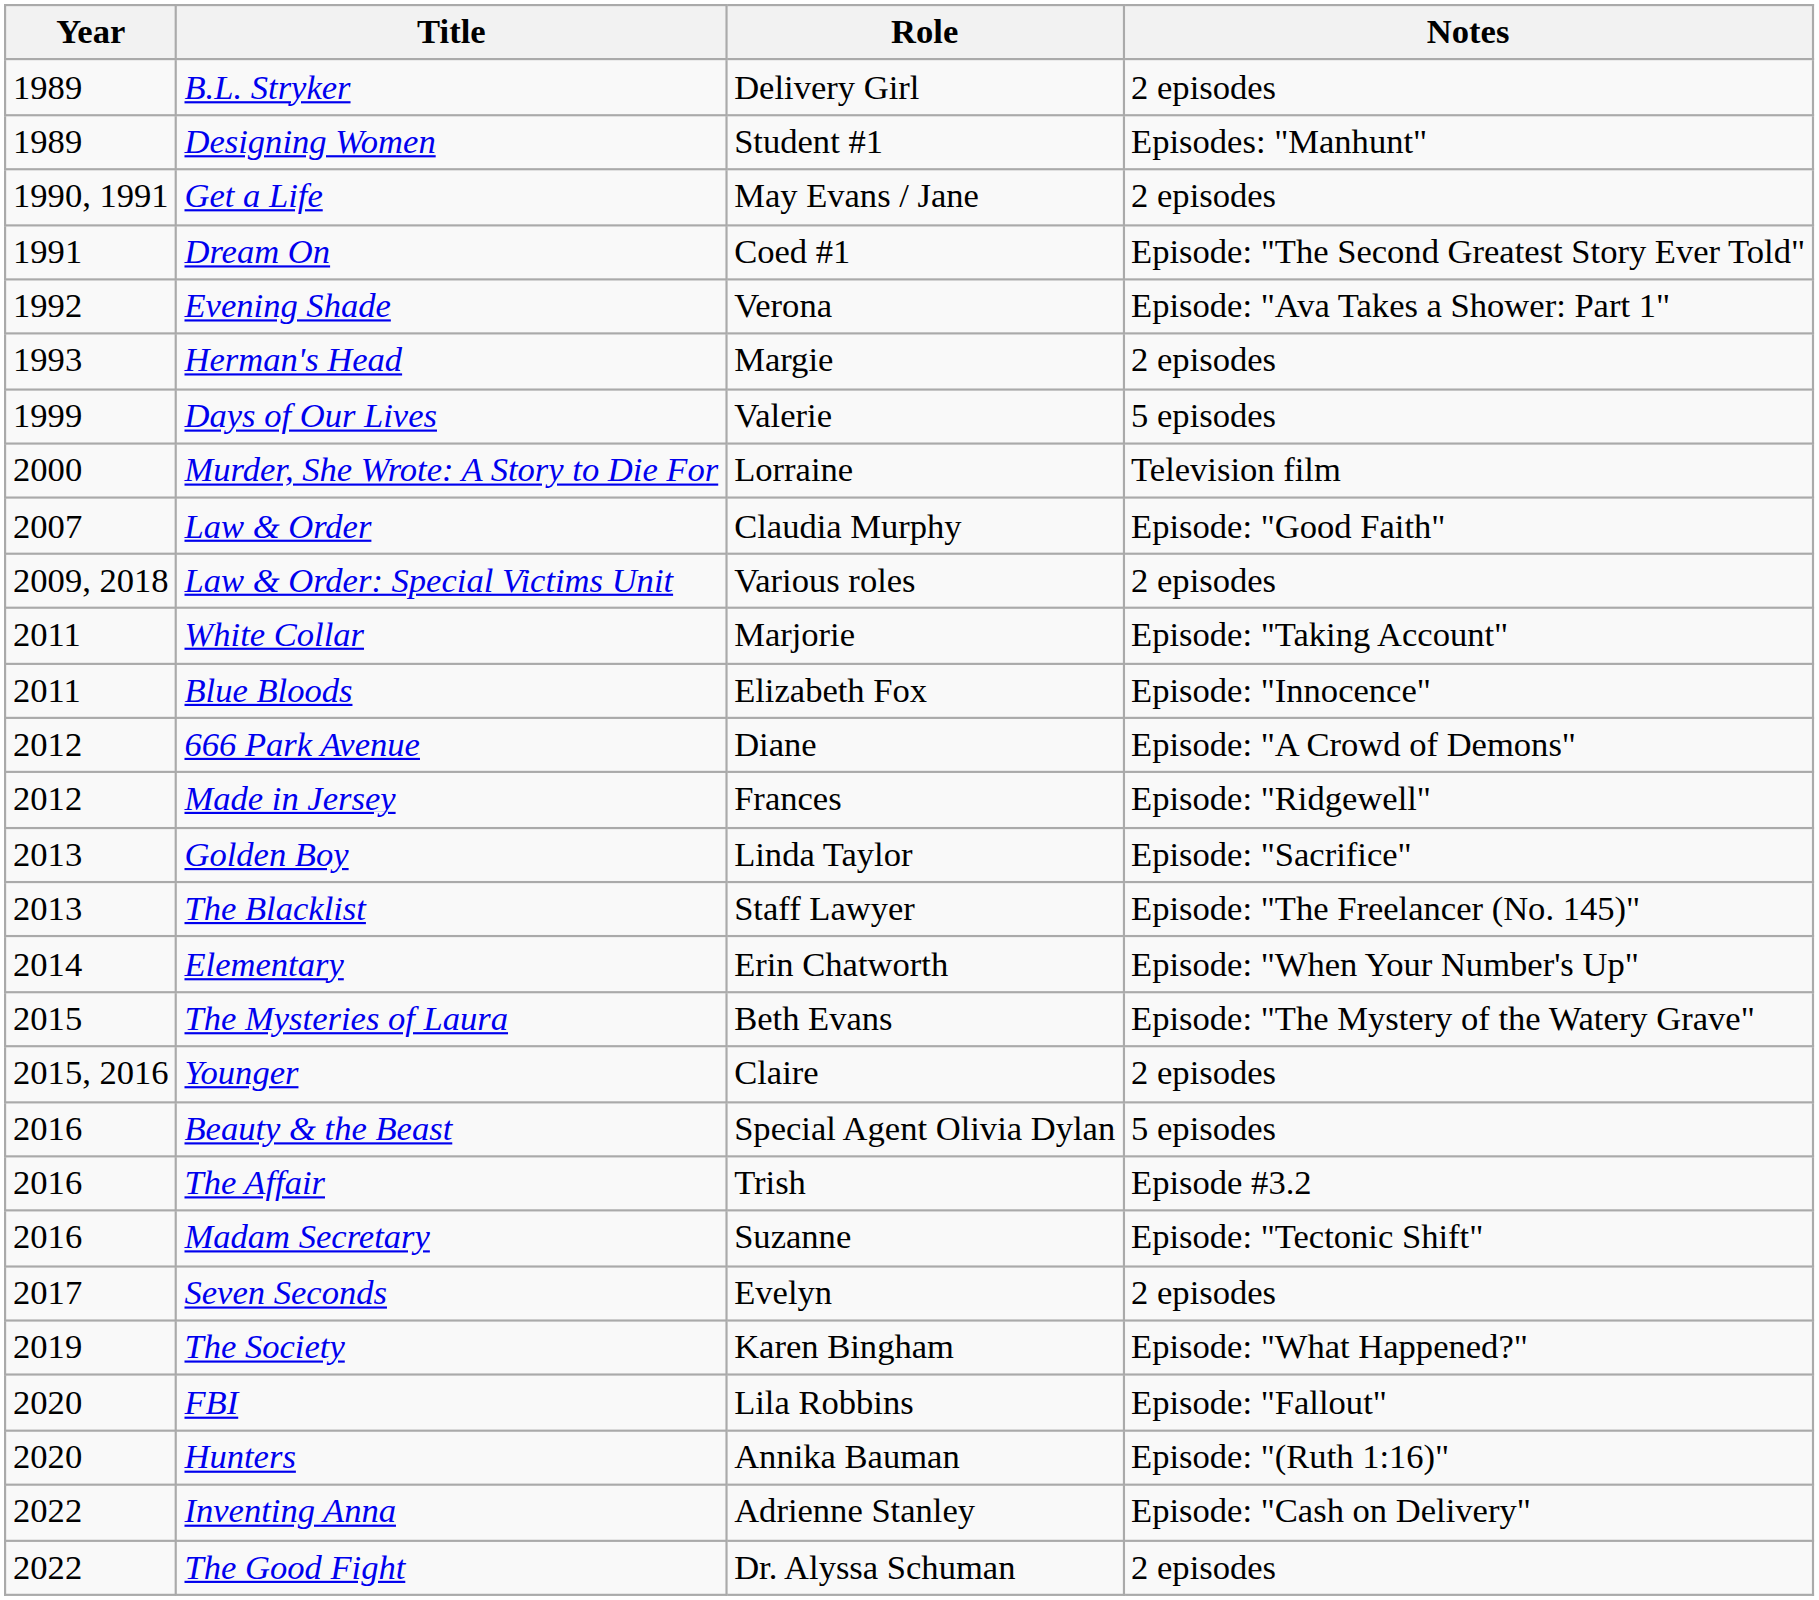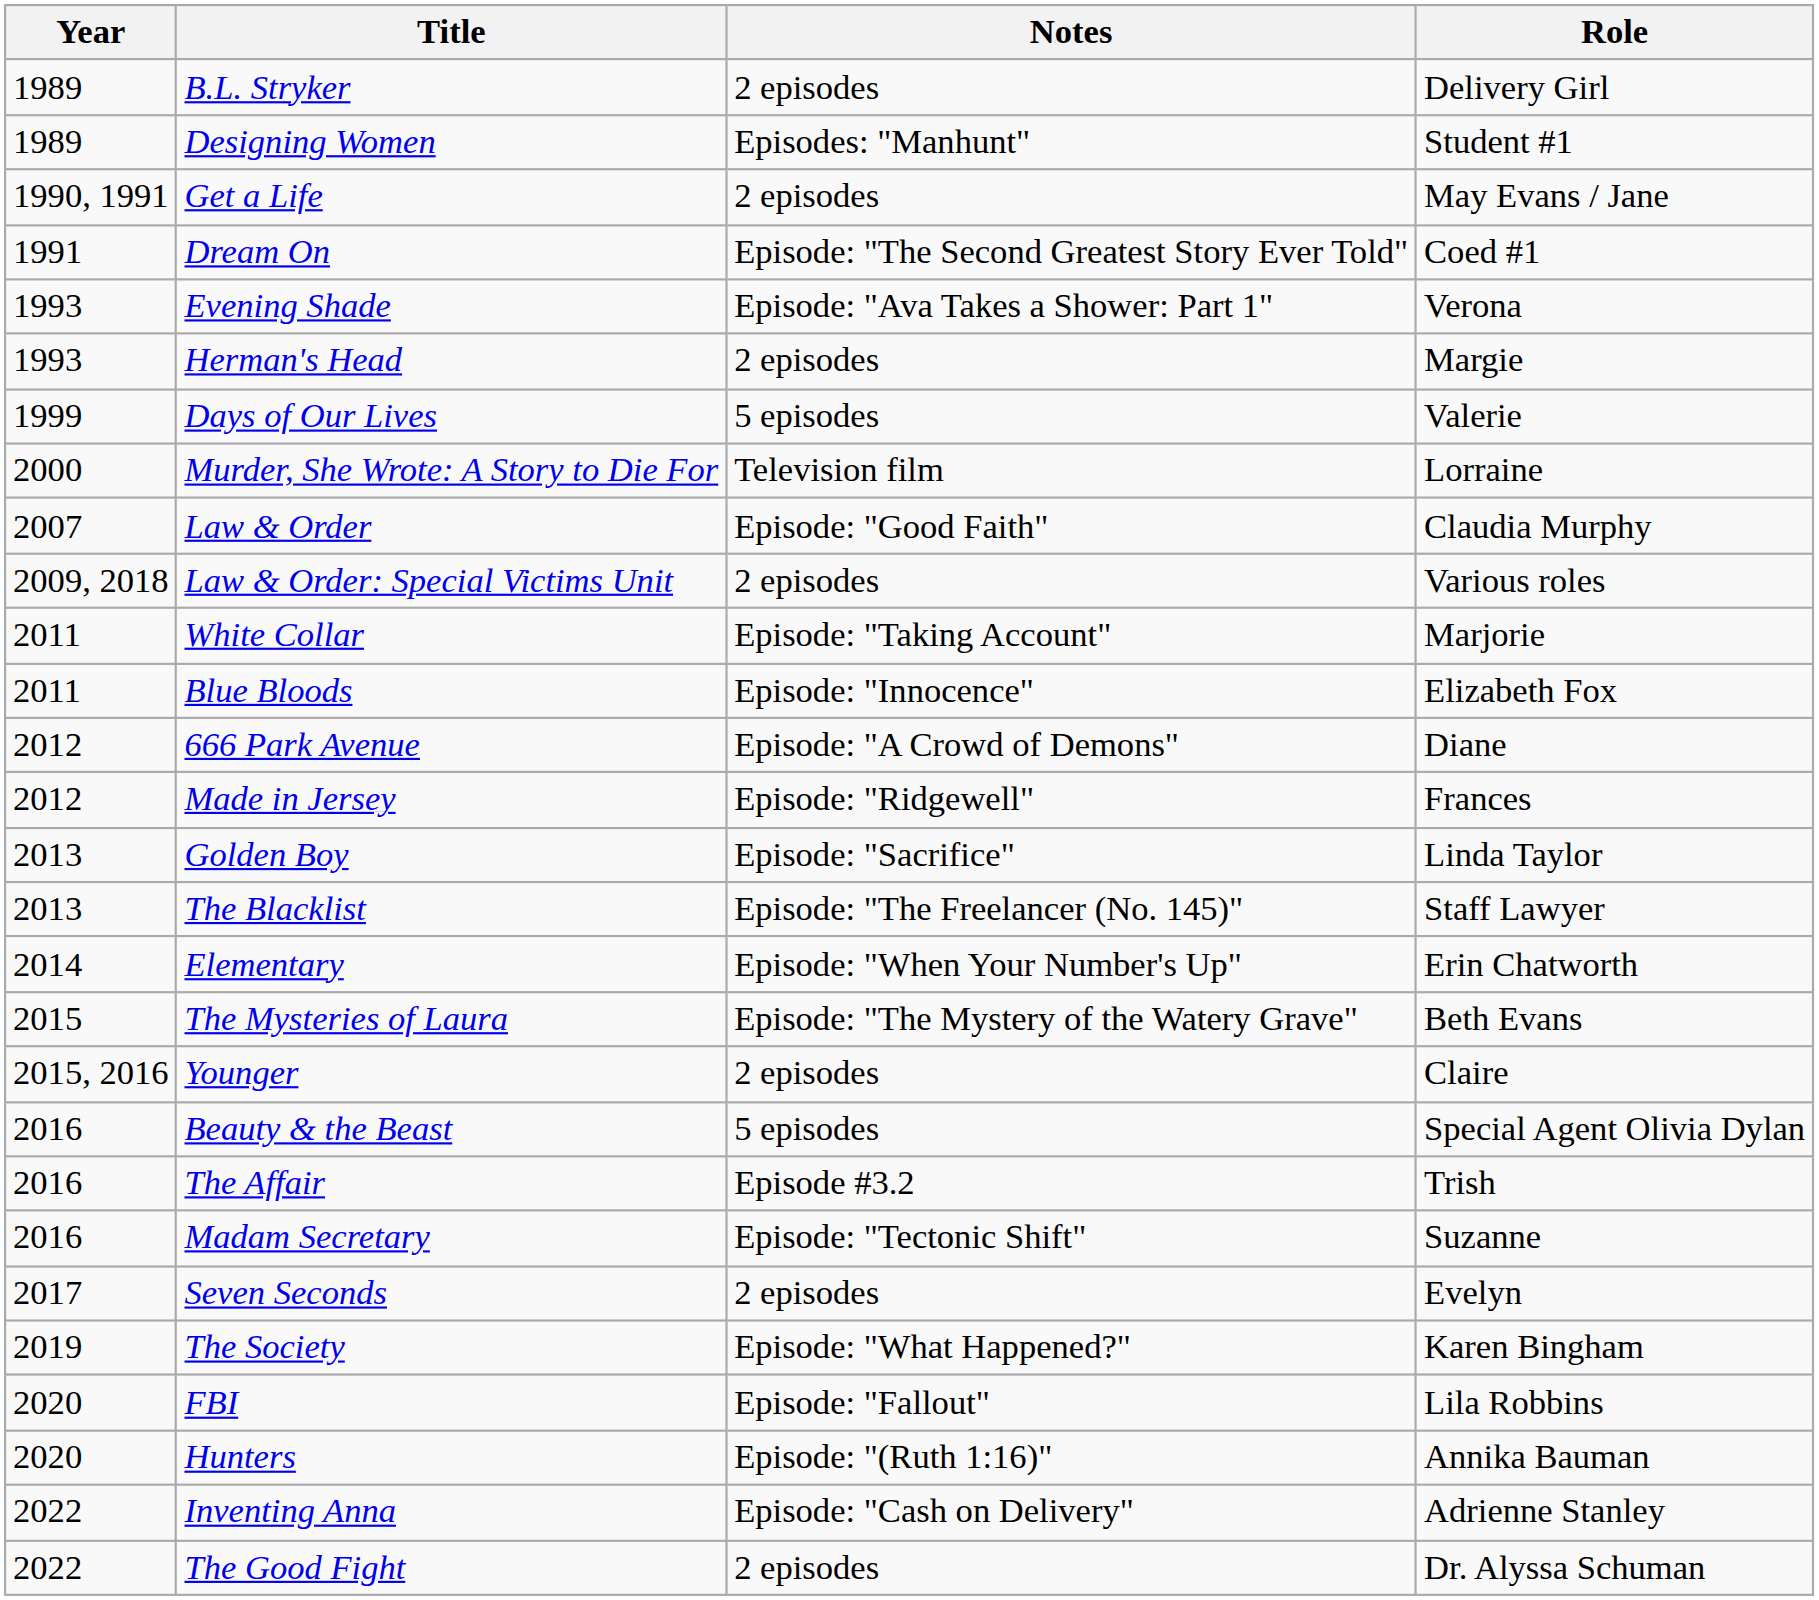columns swapped: (925, 31) <-> (1468, 31)
(48, 305) 1992 -> (48, 305) 1993
